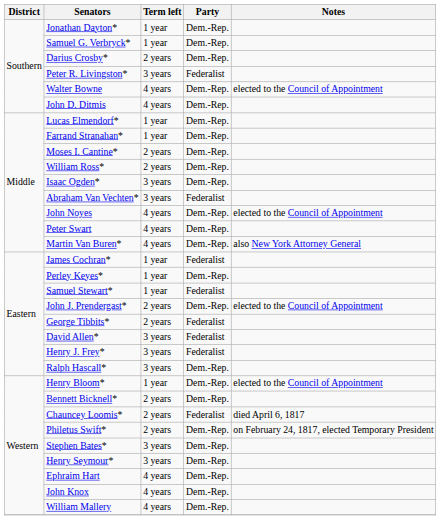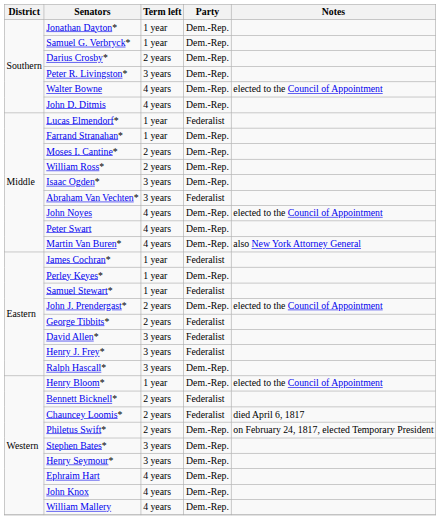(205, 74) Federalist -> (207, 74) Dem.-Rep.
(207, 120) Dem.-Rep. -> (205, 120) Federalist
(207, 399) Dem.-Rep. -> (205, 399) Federalist
